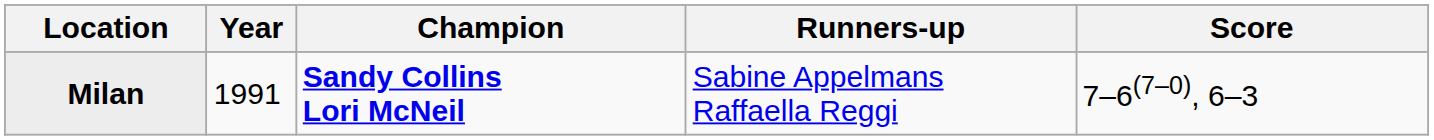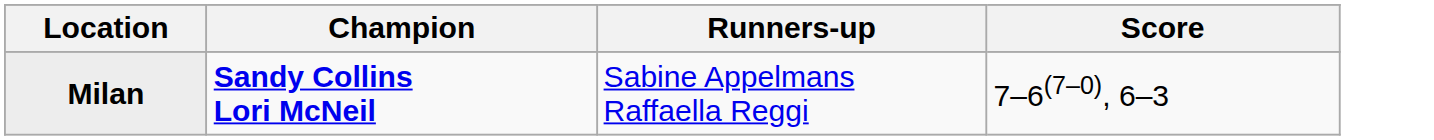- column: (251, 28)
